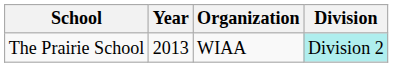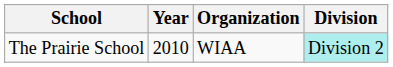(171, 47) 2013 -> (171, 47) 2010
